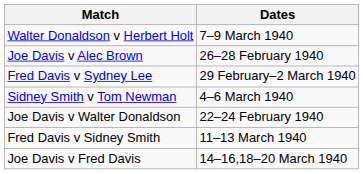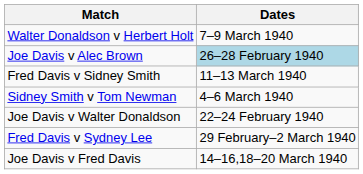(261, 55) no background -> (261, 55) lightblue background
rows swapped: (80, 76) <-> (84, 138)
